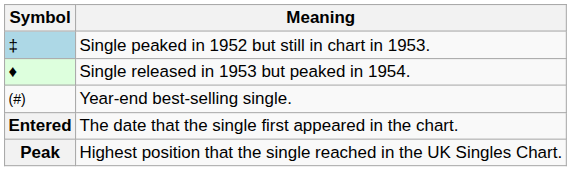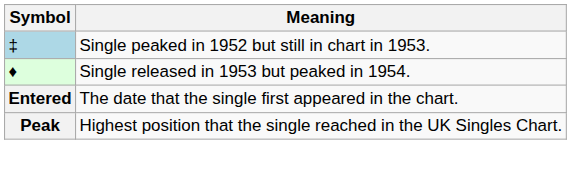- row: (186, 98)
